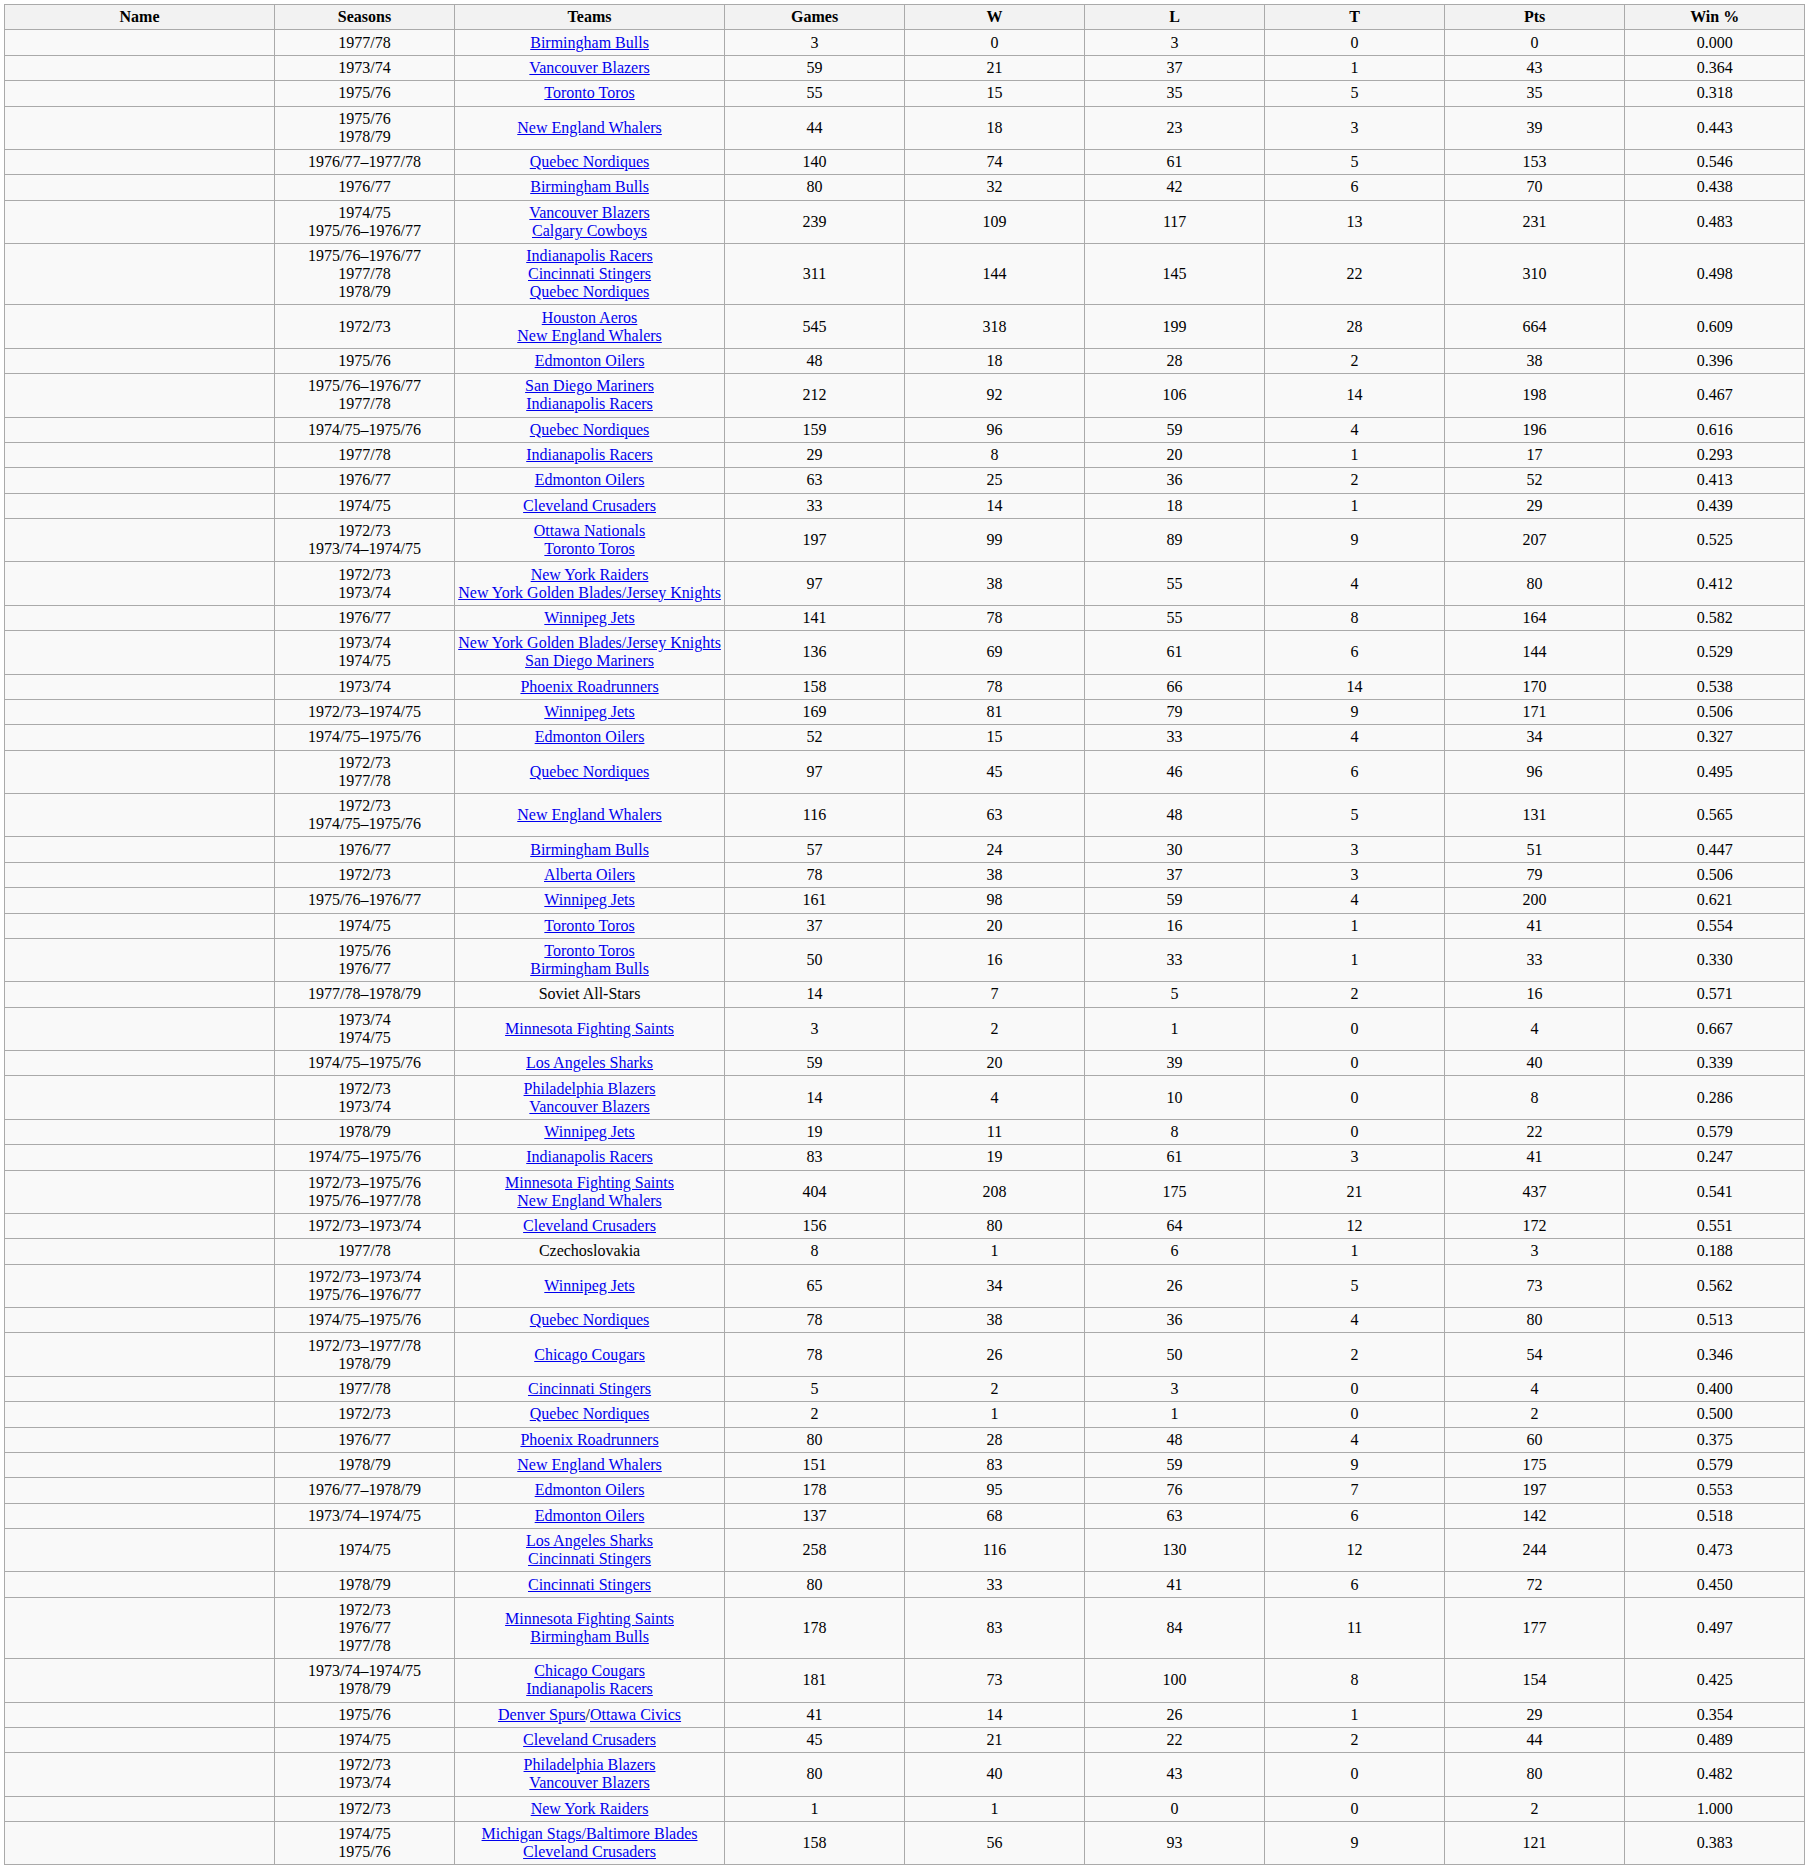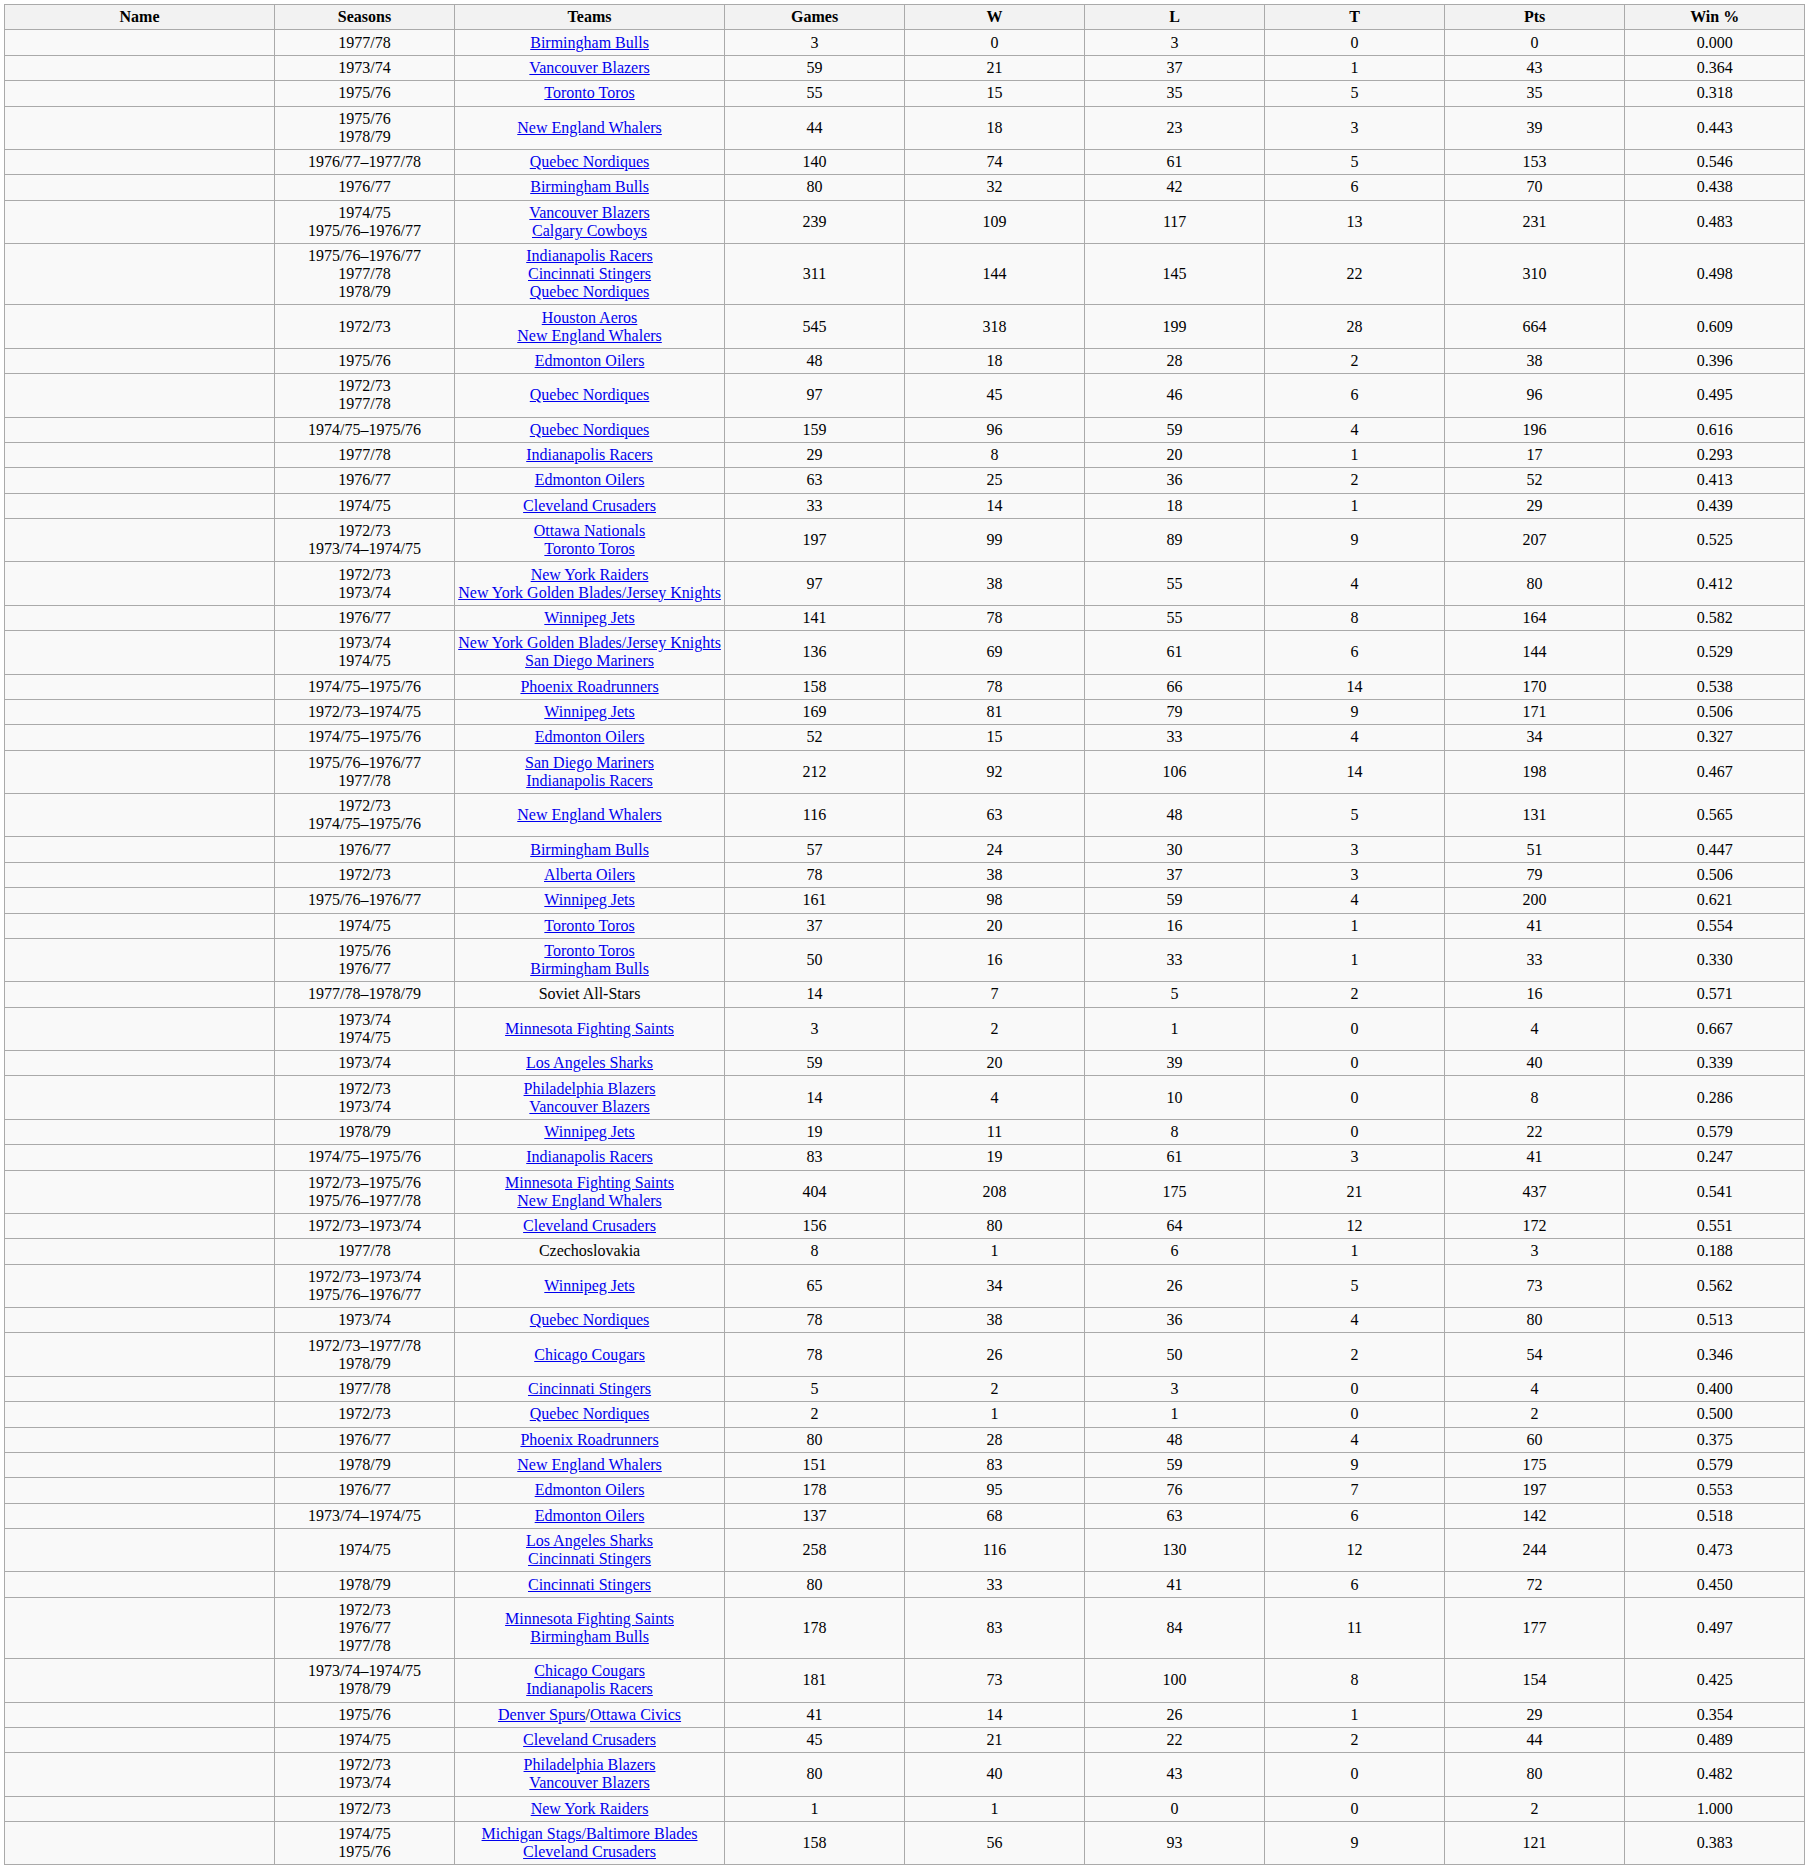rows swapped: (590, 771) <-> (590, 395)
(365, 686) 1973/74 -> (365, 686) 1974/75–1975/76
(365, 1063) 1974/75–1975/76 -> (365, 1063) 1973/74
(365, 1320) 1974/75–1975/76 -> (365, 1320) 1973/74
(365, 1490) 1976/77–1978/79 -> (365, 1490) 1976/77
